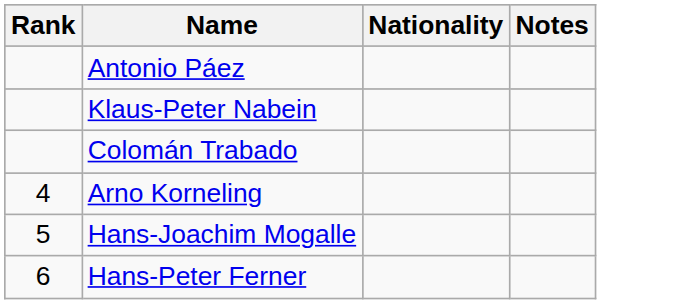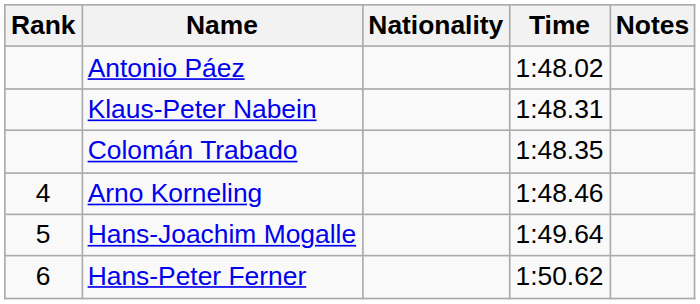+ column: (559, 25)
